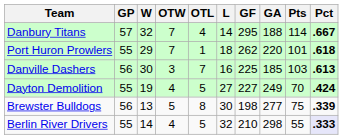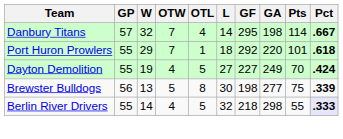(273, 32) 188 -> (273, 32) 198
(248, 50) 262 -> (248, 50) 292
- row: (51, 69)
(248, 124) 210 -> (248, 106) 218
